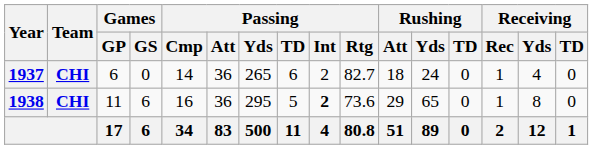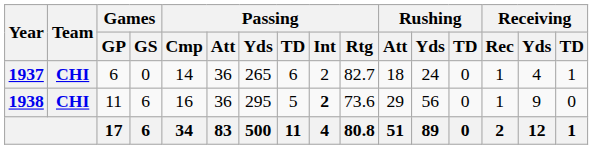(572, 74) 0 -> (572, 74) 1
(430, 102) 65 -> (430, 102) 56
(537, 102) 8 -> (537, 102) 9
